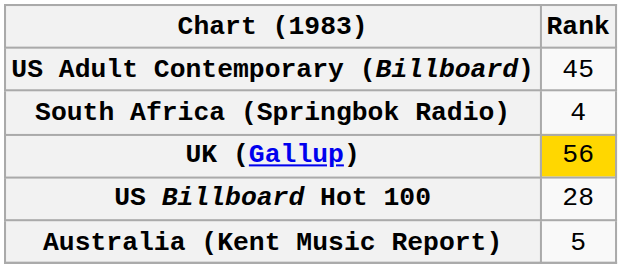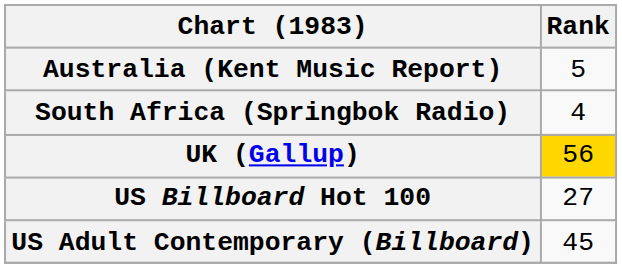rows swapped: (273, 242) <-> (273, 70)
(578, 199) 28 -> (578, 199) 27
